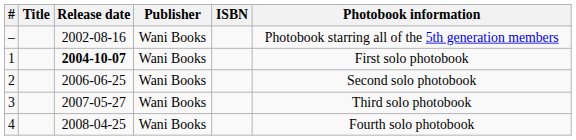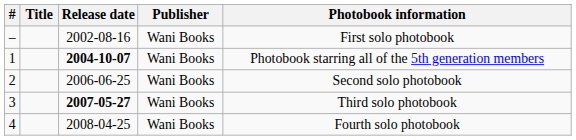- column: (232, 15)
(412, 37) Photobook starring all of the 5th generation members -> (397, 37) First solo photobook
(412, 59) First solo photobook -> (397, 59) Photobook starring all of the 5th generation members
(94, 102) normal -> (98, 102) bold
